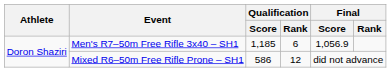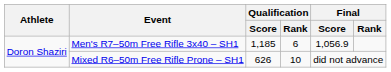(263, 60) 586 -> (263, 60) 626
(295, 60) 12 -> (295, 60) 10
